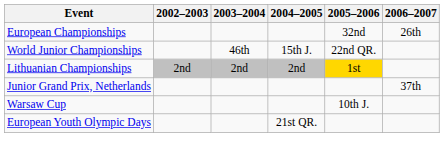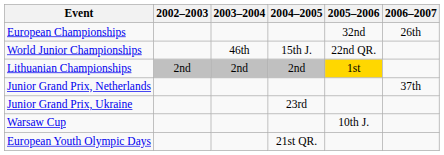+ row: (70, 104)
